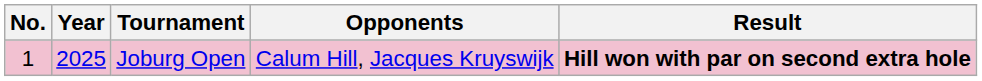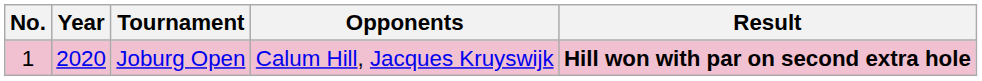(81, 58) 2025 -> (81, 58) 2020
